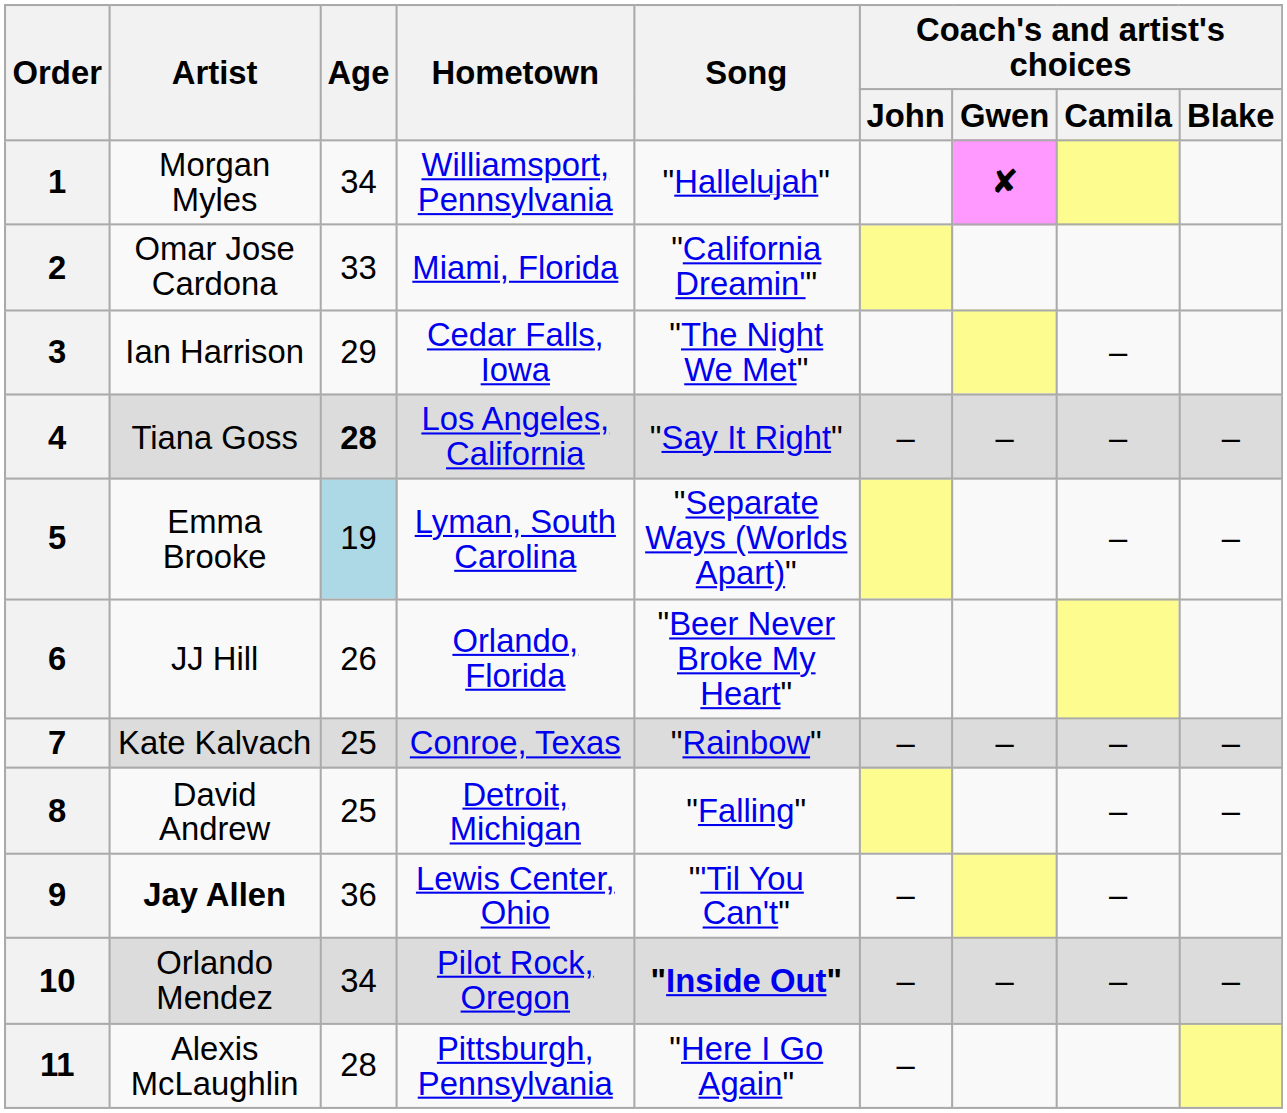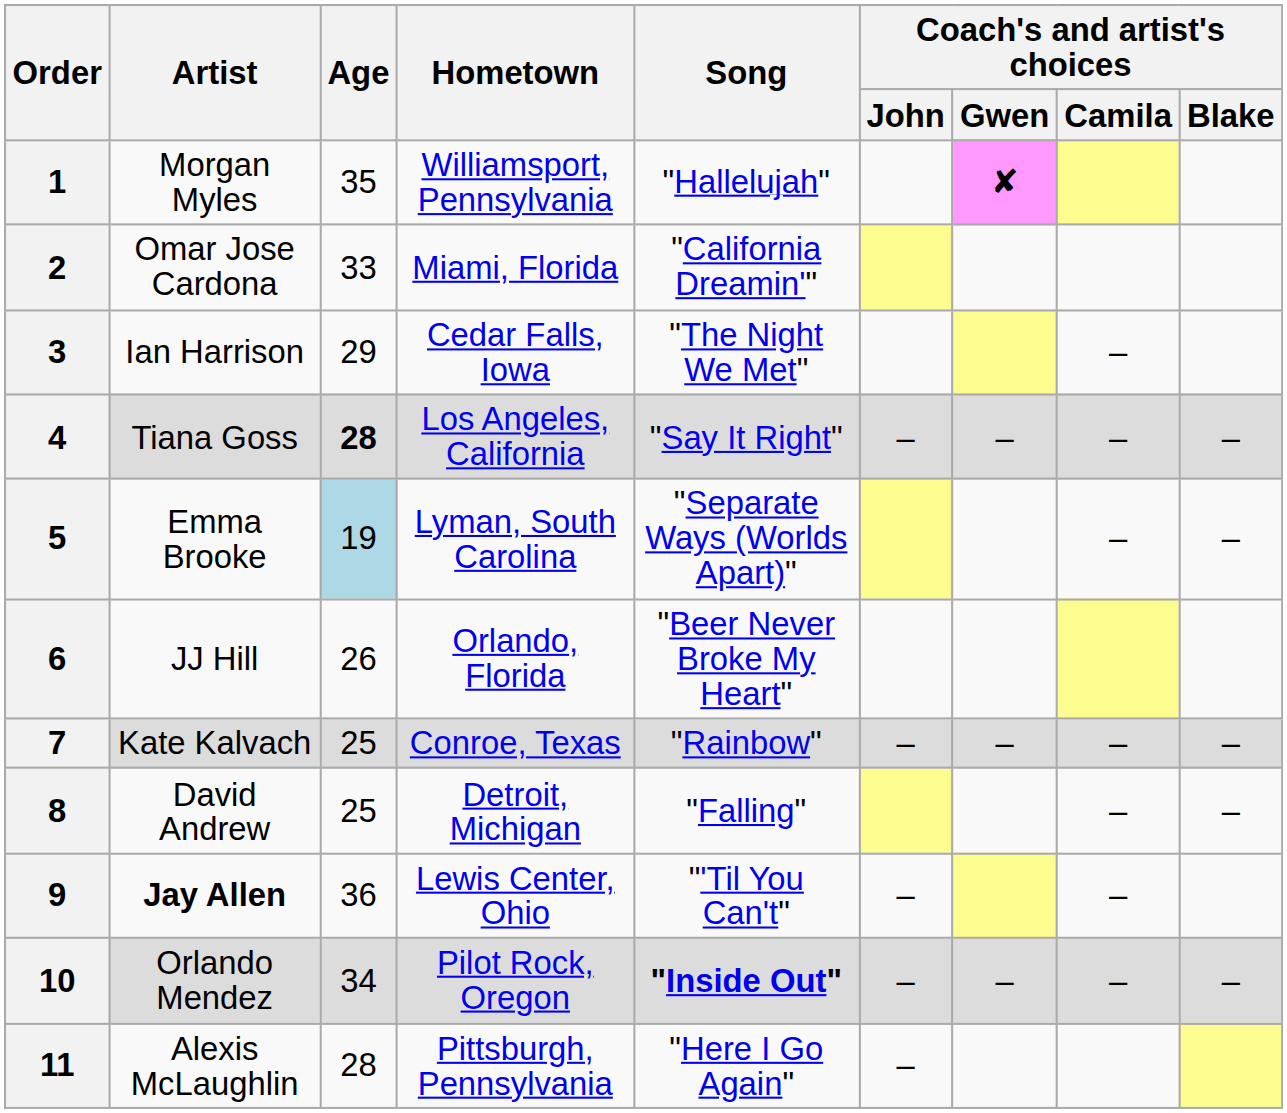(358, 182) 34 -> (358, 182) 35
